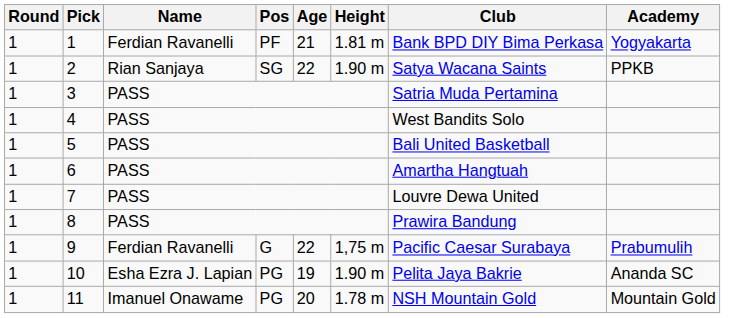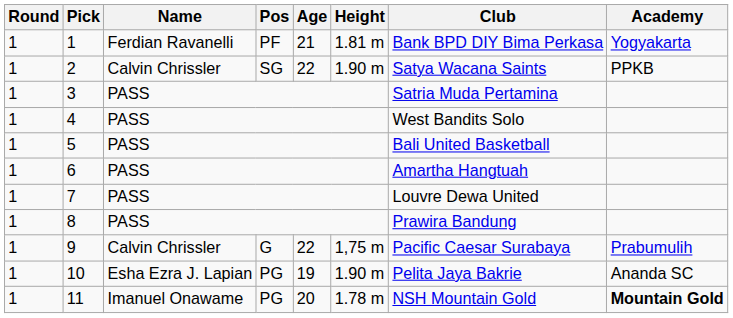(156, 68) Rian Sanjaya -> (164, 68) Calvin Chrissler
(170, 247) Ferdian Ravanelli -> (164, 247) Calvin Chrissler
(663, 299) normal -> (667, 299) bold
